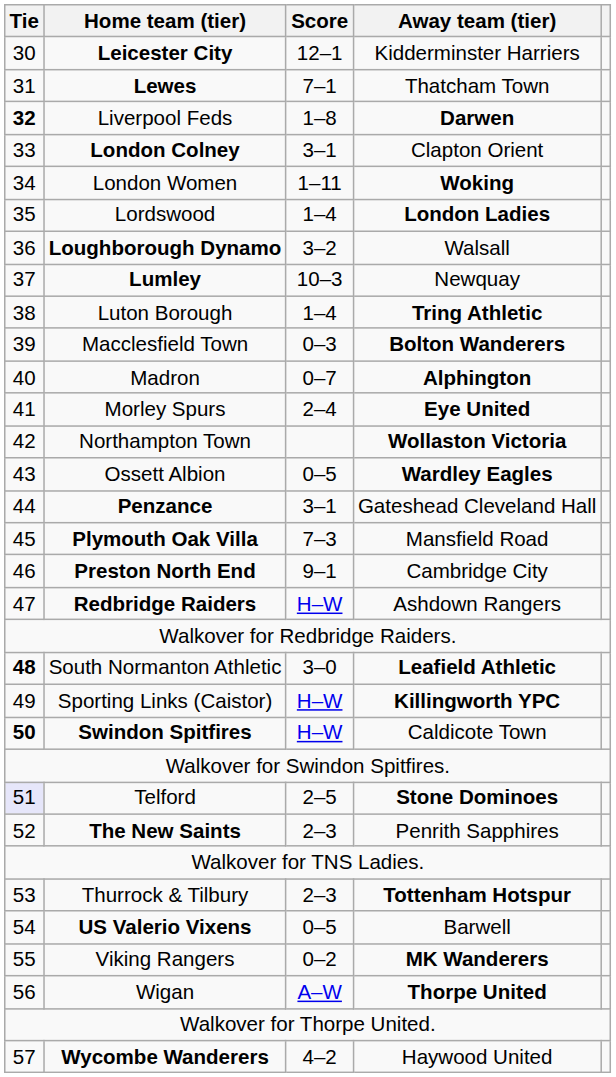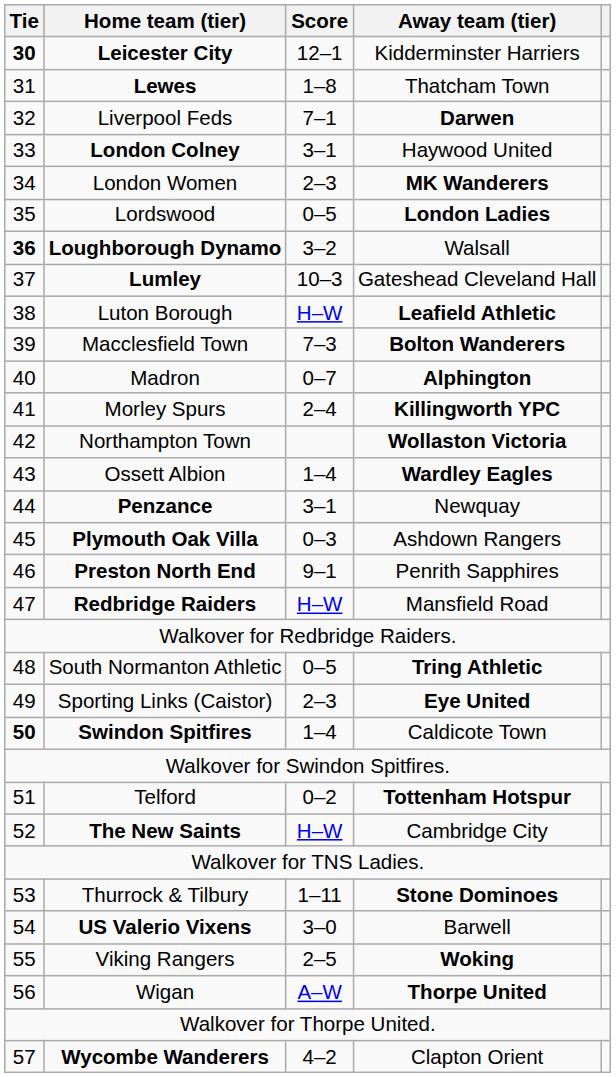(24, 53) normal -> (24, 53) bold
(320, 85) 7–1 -> (320, 85) 1–8
(24, 118) bold -> (24, 118) normal
(320, 118) 1–8 -> (320, 118) 7–1
(477, 150) Clapton Orient -> (477, 150) Haywood United
(320, 182) 1–11 -> (320, 182) 2–3
(477, 182) Woking -> (477, 182) MK Wanderers
(320, 215) 1–4 -> (320, 215) 0–5
(24, 247) normal -> (24, 247) bold
(477, 279) Newquay -> (477, 279) Gateshead Cleveland Hall
(320, 312) 1–4 -> (320, 312) H–W
(477, 312) Tring Athletic -> (477, 312) Leafield Athletic
(320, 344) 0–3 -> (320, 344) 7–3
(477, 409) Eye United -> (477, 409) Killingworth YPC
(320, 474) 0–5 -> (320, 474) 1–4
(477, 506) Gateshead Cleveland Hall -> (477, 506) Newquay
(320, 538) 7–3 -> (320, 538) 0–3
(477, 538) Mansfield Road -> (477, 538) Ashdown Rangers
(477, 571) Cambridge City -> (477, 571) Penrith Sapphires
(477, 603) Ashdown Rangers -> (477, 603) Mansfield Road
(24, 668) bold -> (24, 668) normal
(320, 668) 3–0 -> (320, 668) 0–5
(477, 668) Leafield Athletic -> (477, 668) Tring Athletic
(320, 700) H–W -> (320, 700) 2–3
(477, 700) Killingworth YPC -> (477, 700) Eye United
(320, 733) H–W -> (320, 733) 1–4
(24, 797) lavender background -> (24, 797) no background
(320, 797) 2–5 -> (320, 797) 0–2
(477, 797) Stone Dominoes -> (477, 797) Tottenham Hotspur
(320, 830) 2–3 -> (320, 830) H–W
(477, 830) Penrith Sapphires -> (477, 830) Cambridge City
(320, 895) 2–3 -> (320, 895) 1–11
(477, 895) Tottenham Hotspur -> (477, 895) Stone Dominoes
(320, 927) 0–5 -> (320, 927) 3–0
(320, 959) 0–2 -> (320, 959) 2–5
(477, 959) MK Wanderers -> (477, 959) Woking
(477, 1056) Haywood United -> (477, 1056) Clapton Orient
